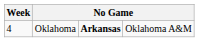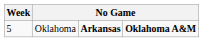(9, 29) 4 -> (9, 29) 5
(158, 29) normal -> (161, 29) bold
